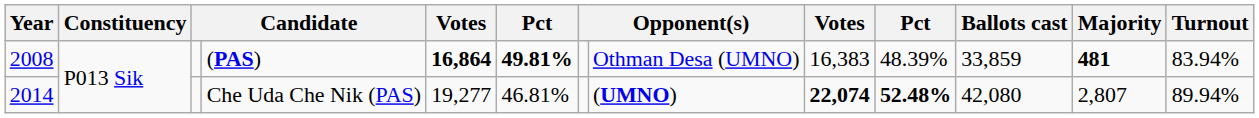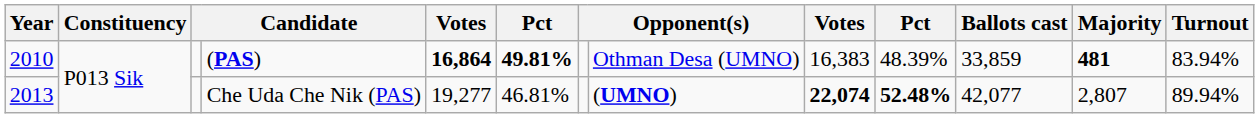(32, 58) 2008 -> (32, 58) 2010
(32, 94) 2014 -> (32, 94) 2013
(991, 94) 42,080 -> (991, 94) 42,077
